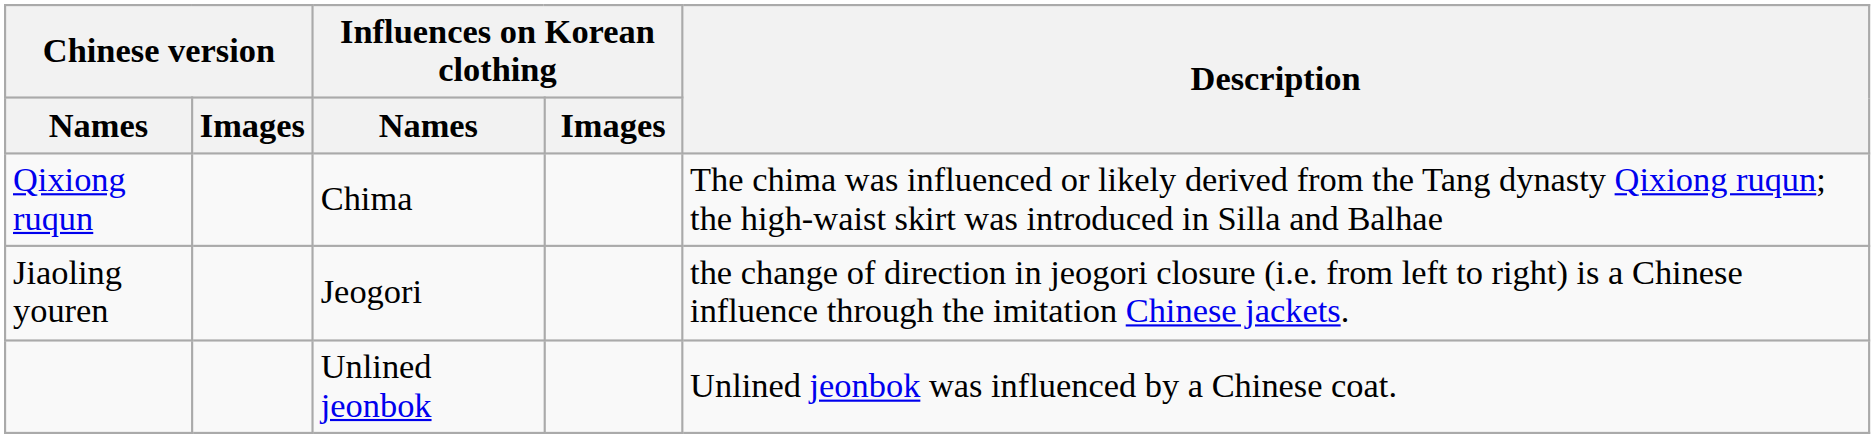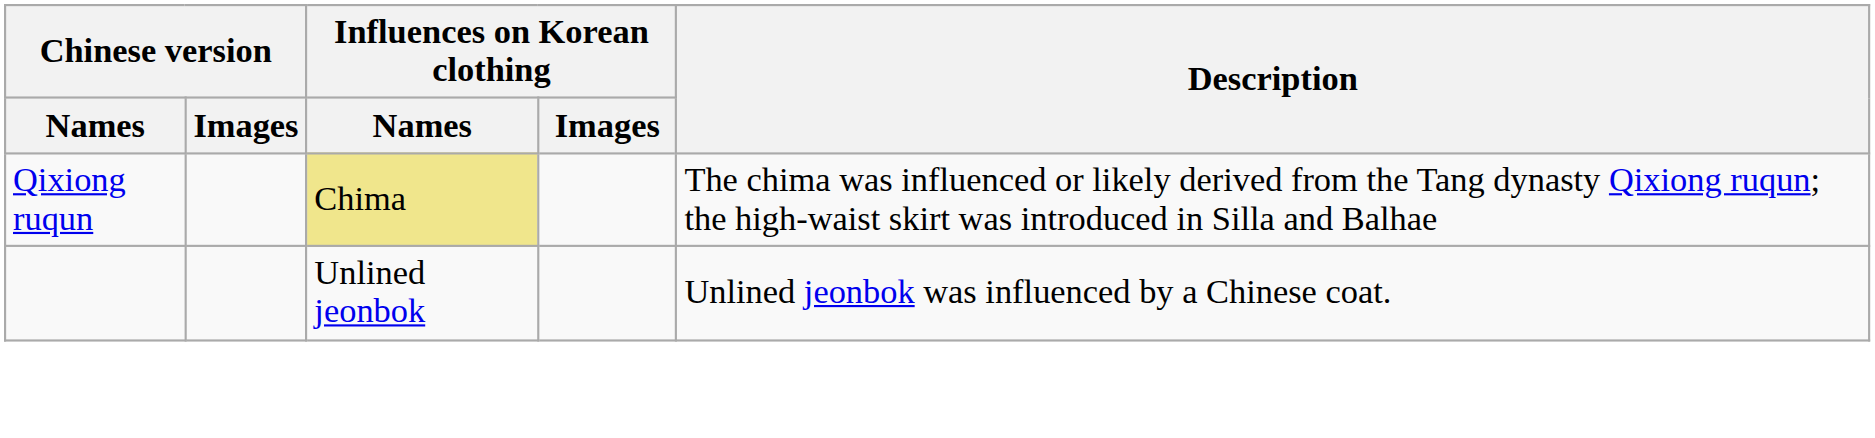(367, 198) no background -> (360, 198) khaki background
- row: (67, 292)
